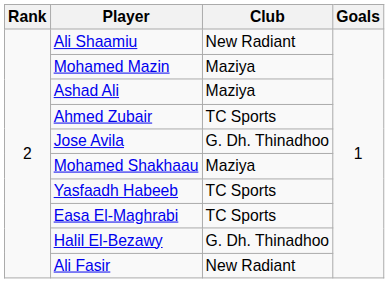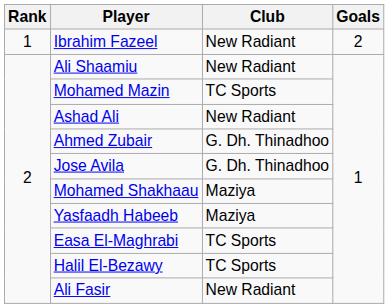+ row: (106, 41)
(230, 66) Maziya -> (241, 91) TC Sports
(230, 91) Maziya -> (250, 116) New Radiant
(241, 116) TC Sports -> (267, 141) G. Dh. Thinadhoo
(241, 191) TC Sports -> (230, 215) Maziya
(267, 240) G. Dh. Thinadhoo -> (241, 265) TC Sports
